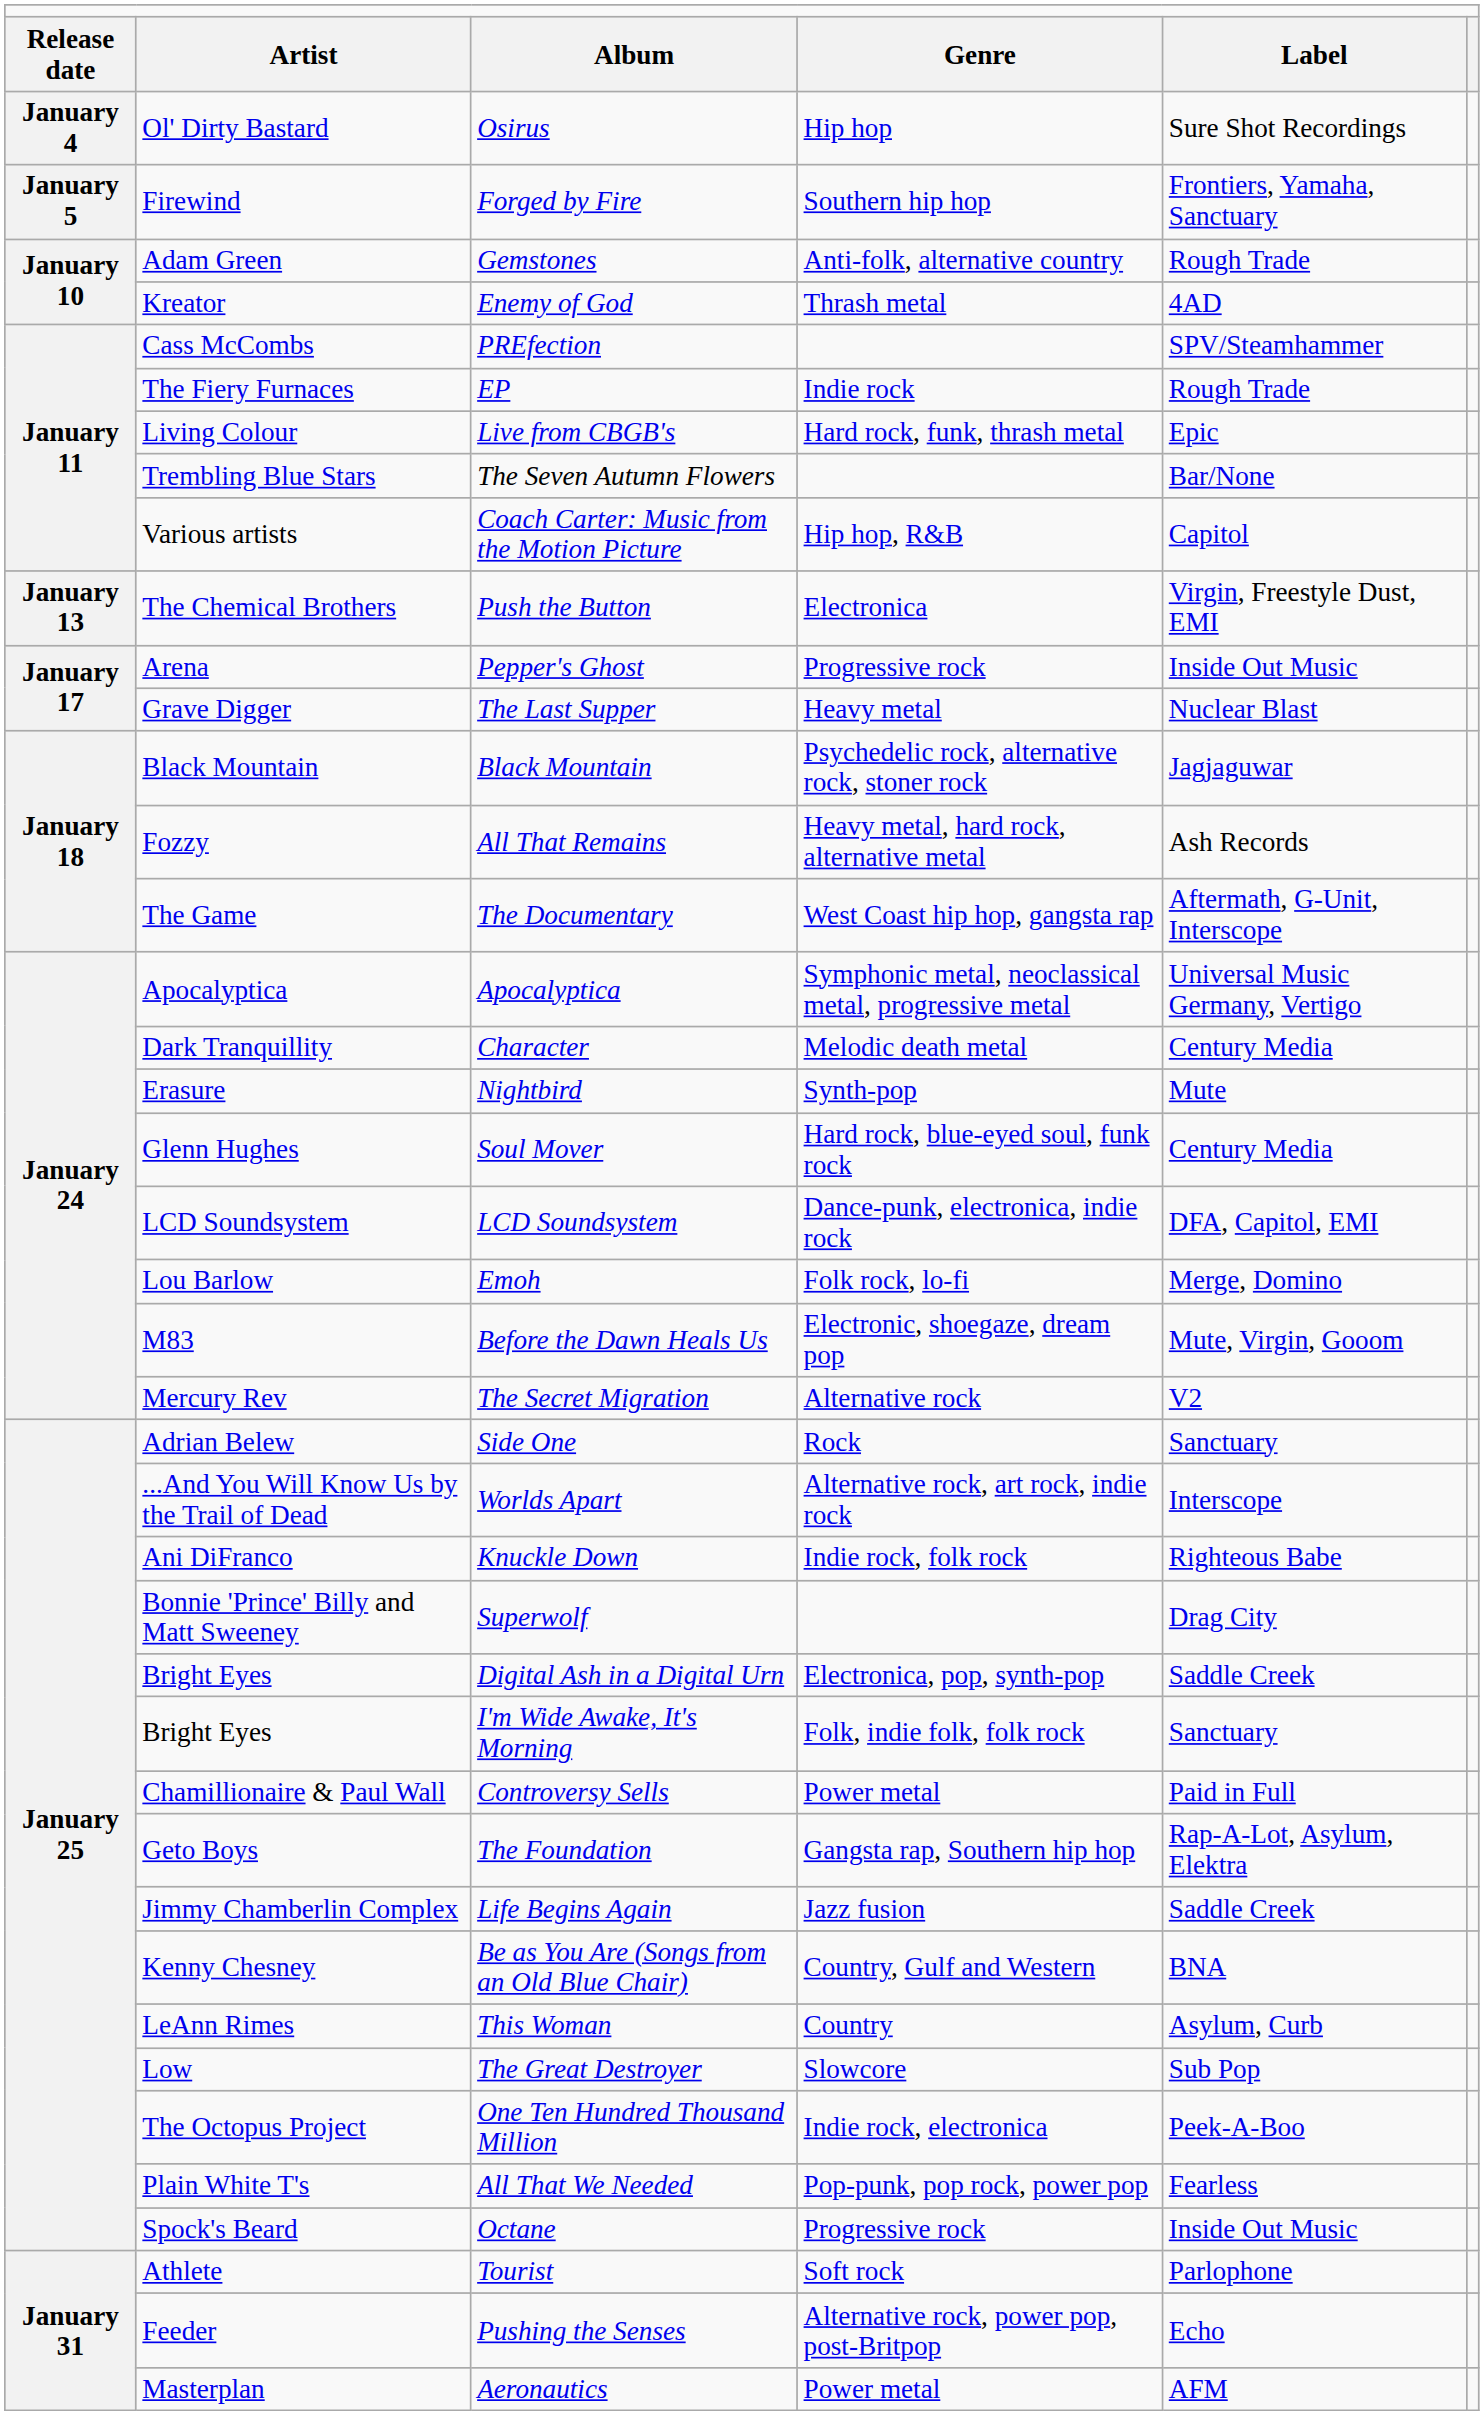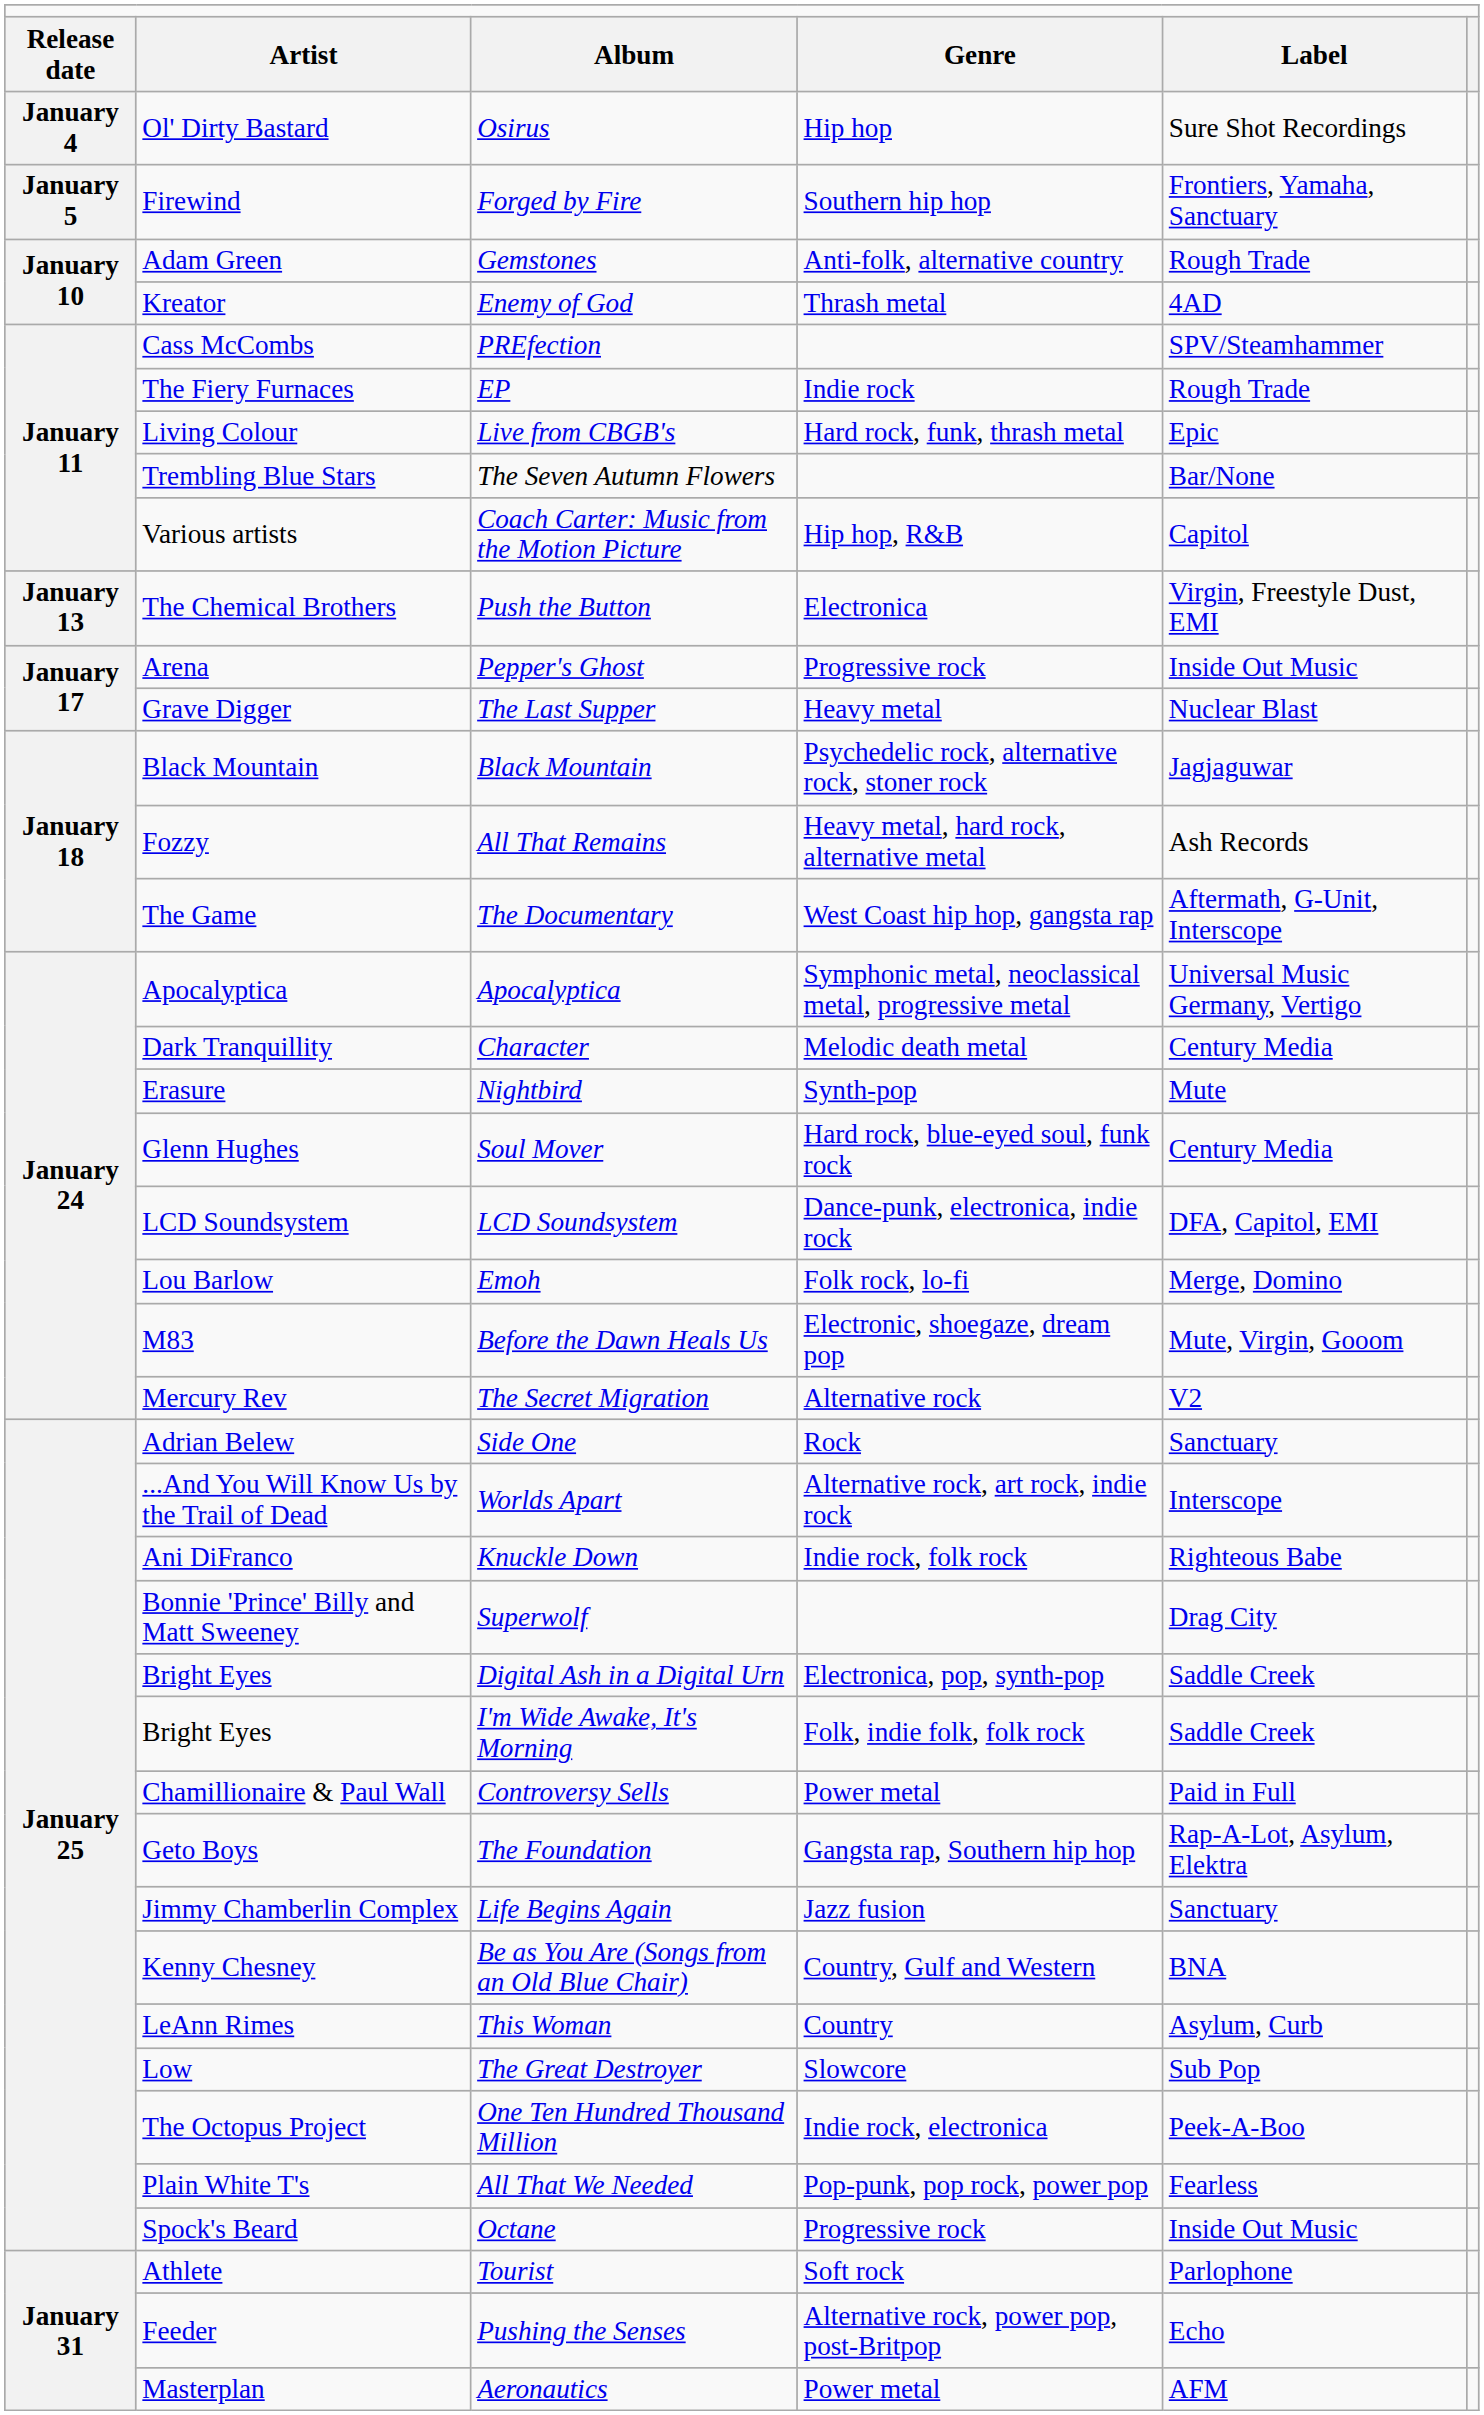(1223, 1733) Sanctuary -> (1242, 1733) Saddle Creek
(1242, 1908) Saddle Creek -> (1223, 1908) Sanctuary
